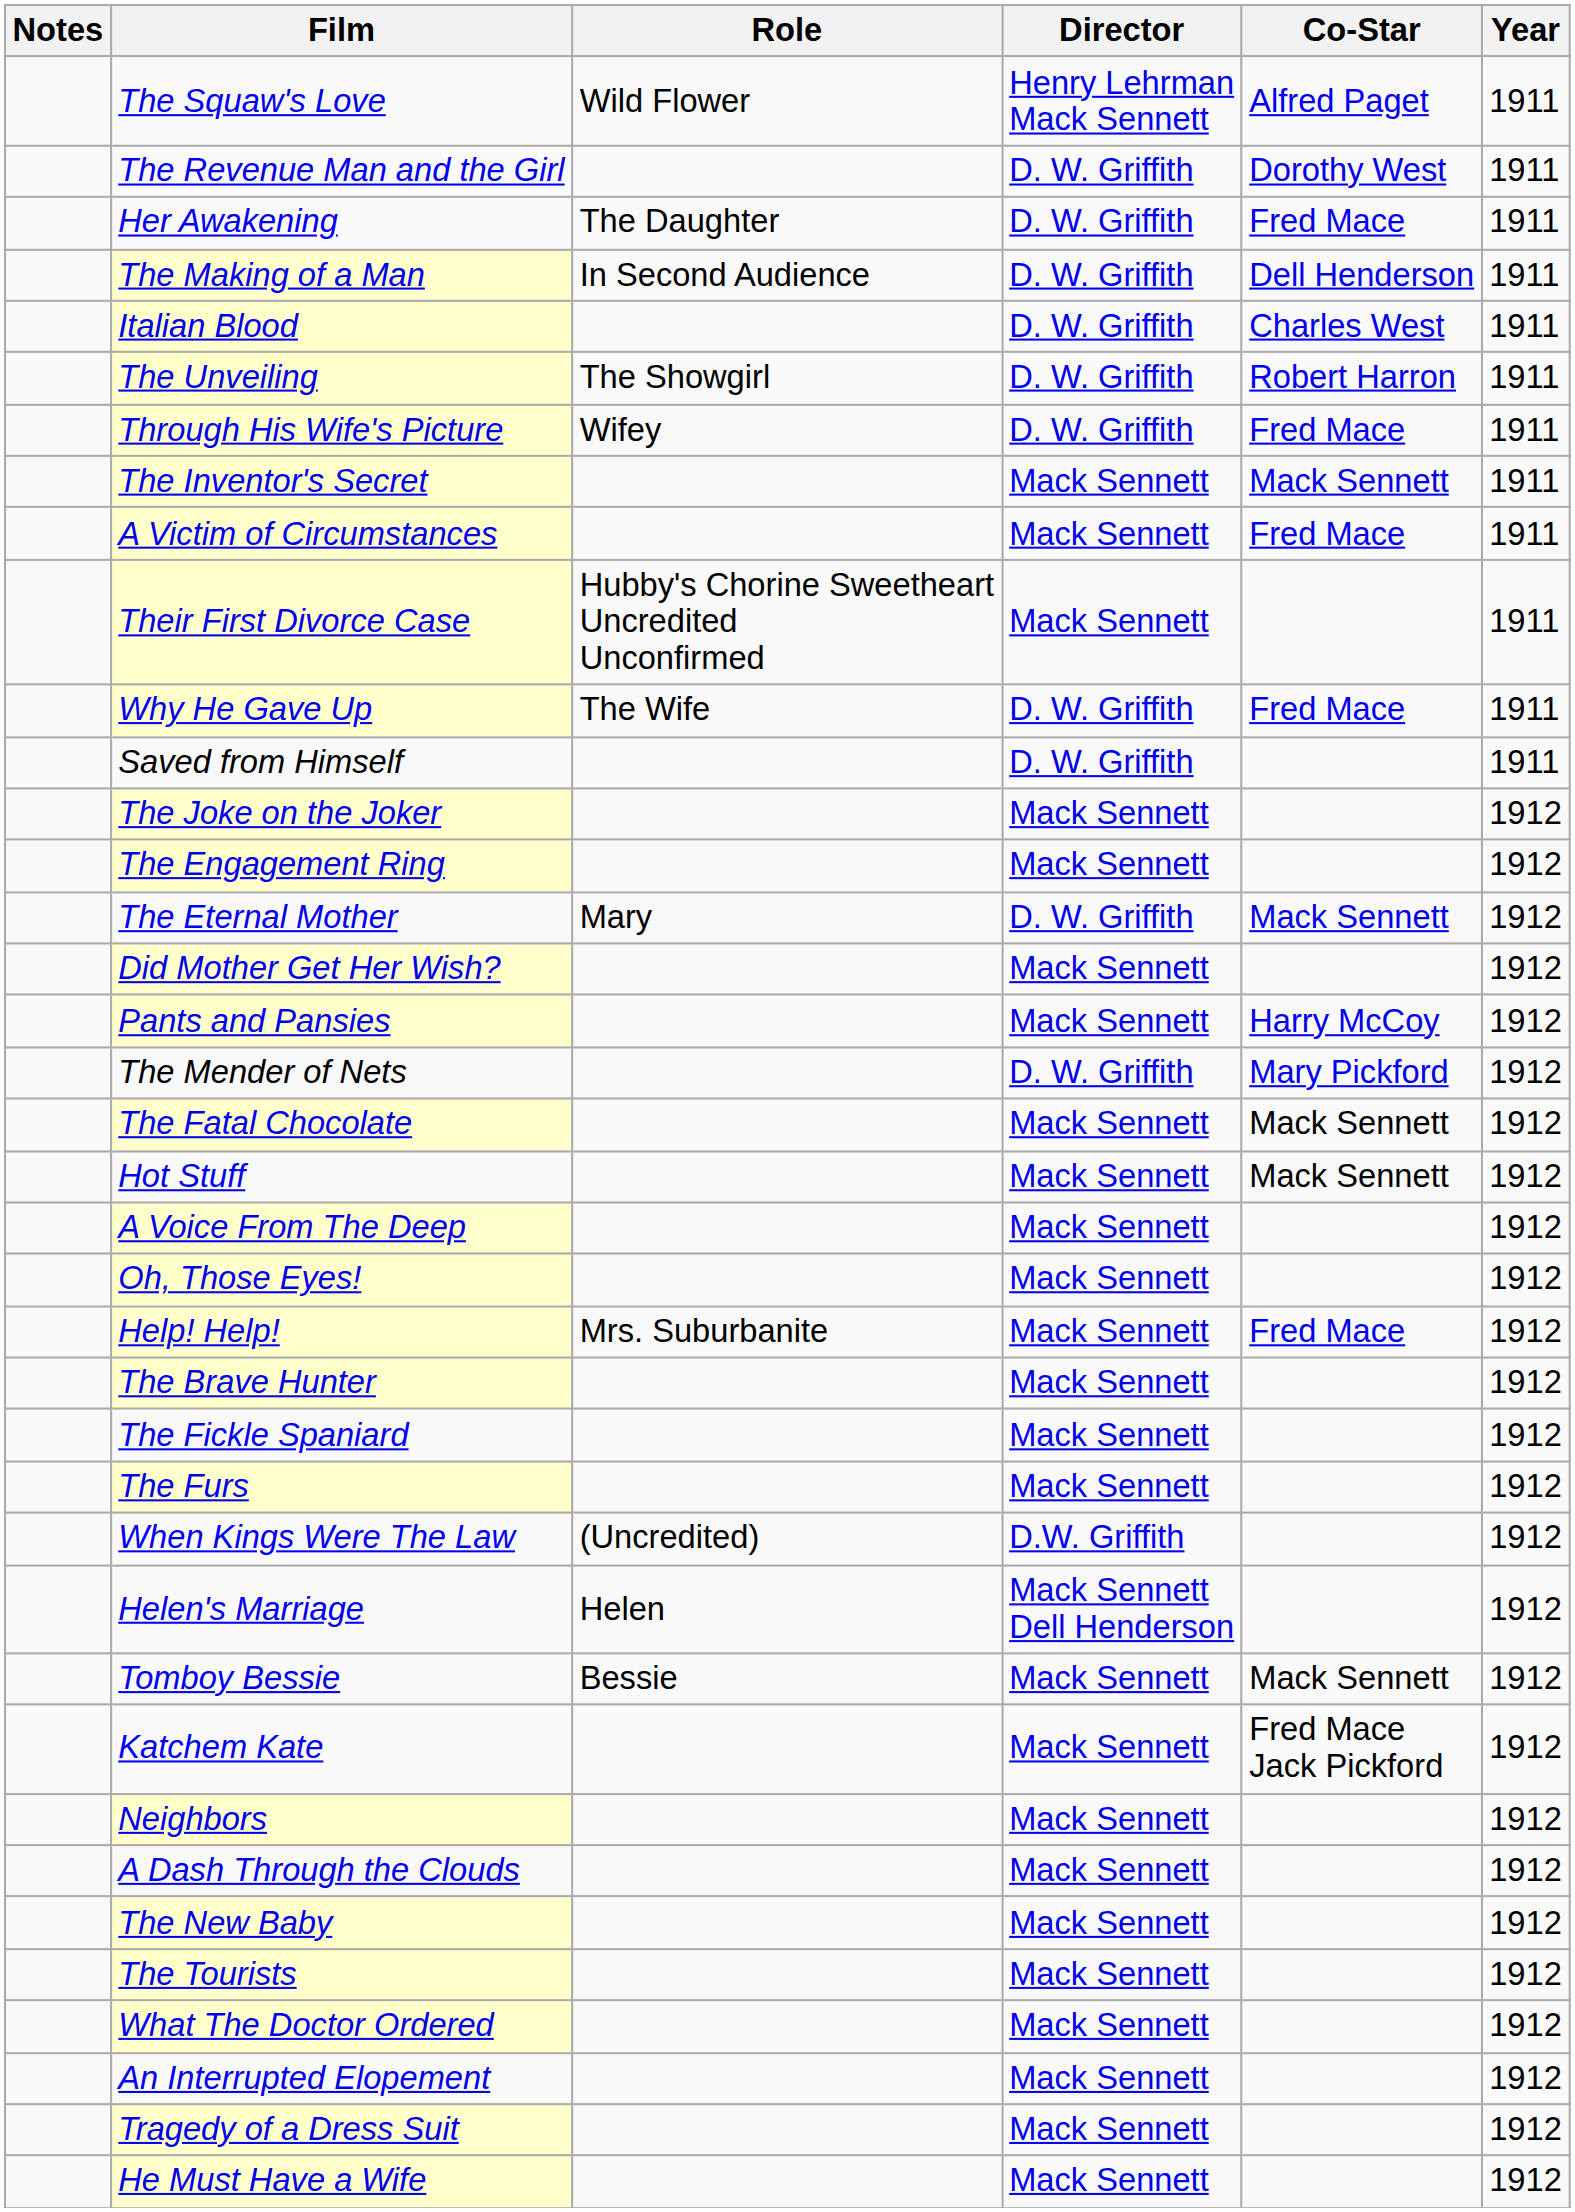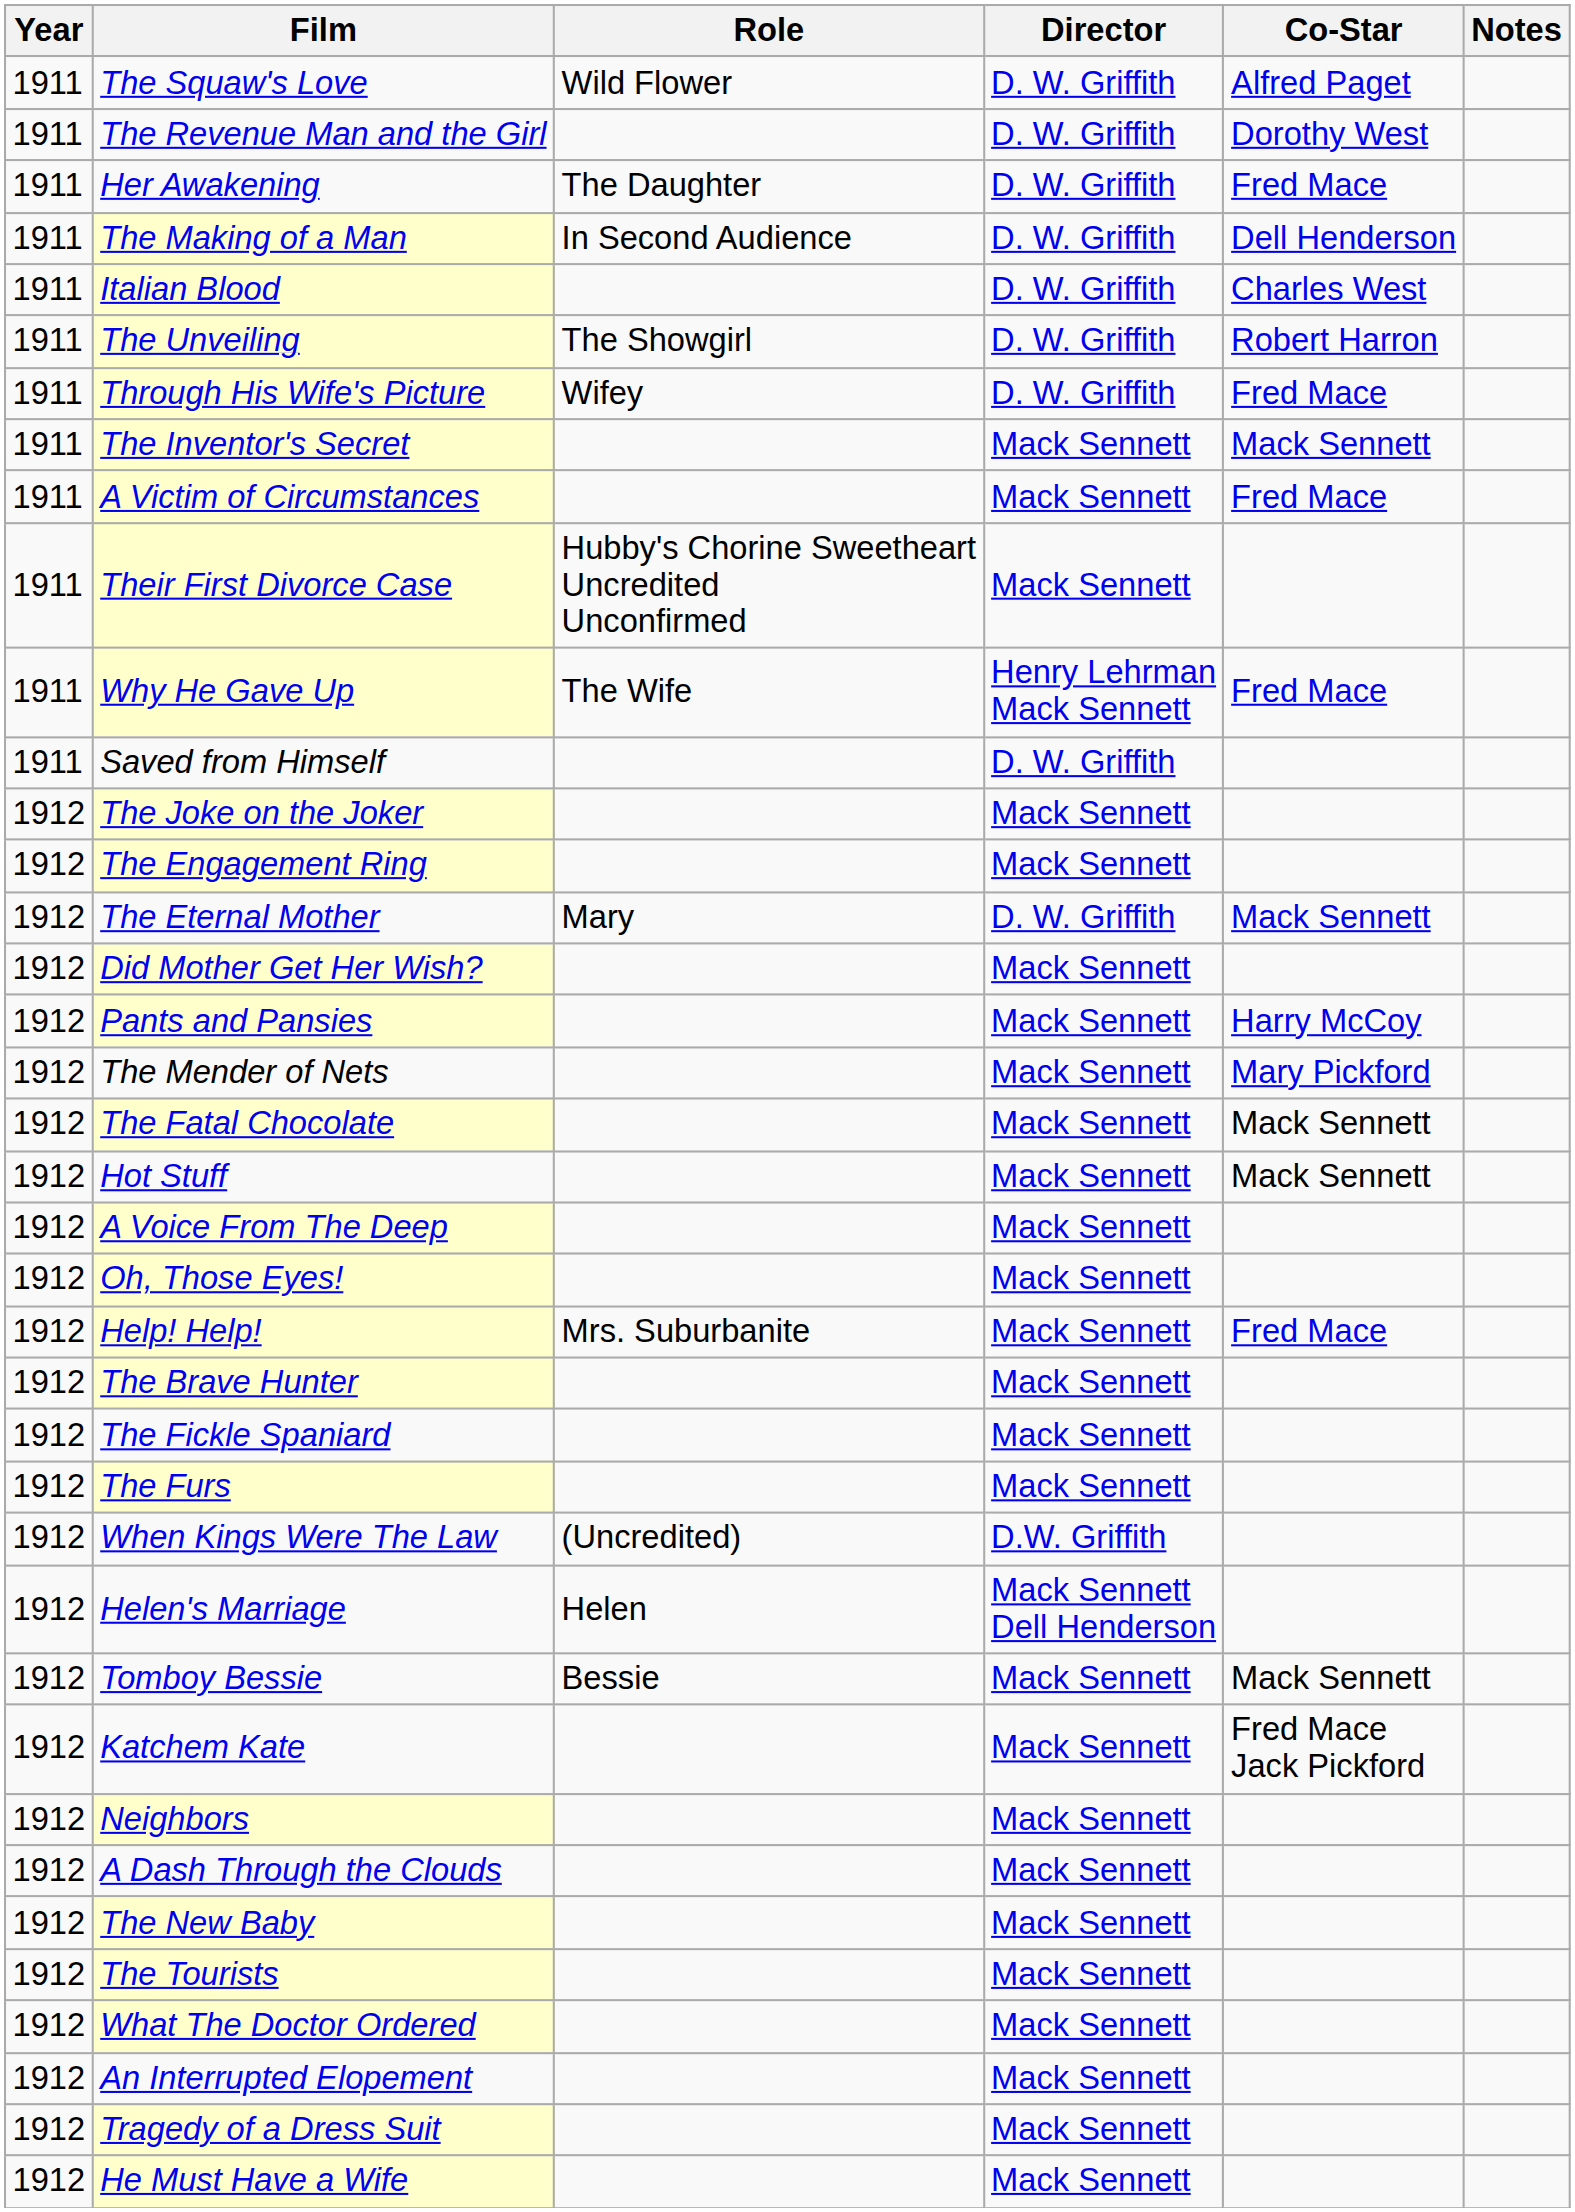columns swapped: (1526, 30) <-> (58, 30)
(1122, 100) Henry Lehrman Mack Sennett -> (1083, 82) D. W. Griffith
(1101, 709) D. W. Griffith -> (1104, 691) Henry Lehrman Mack Sennett
(1101, 1072) D. W. Griffith -> (1091, 1072) Mack Sennett
